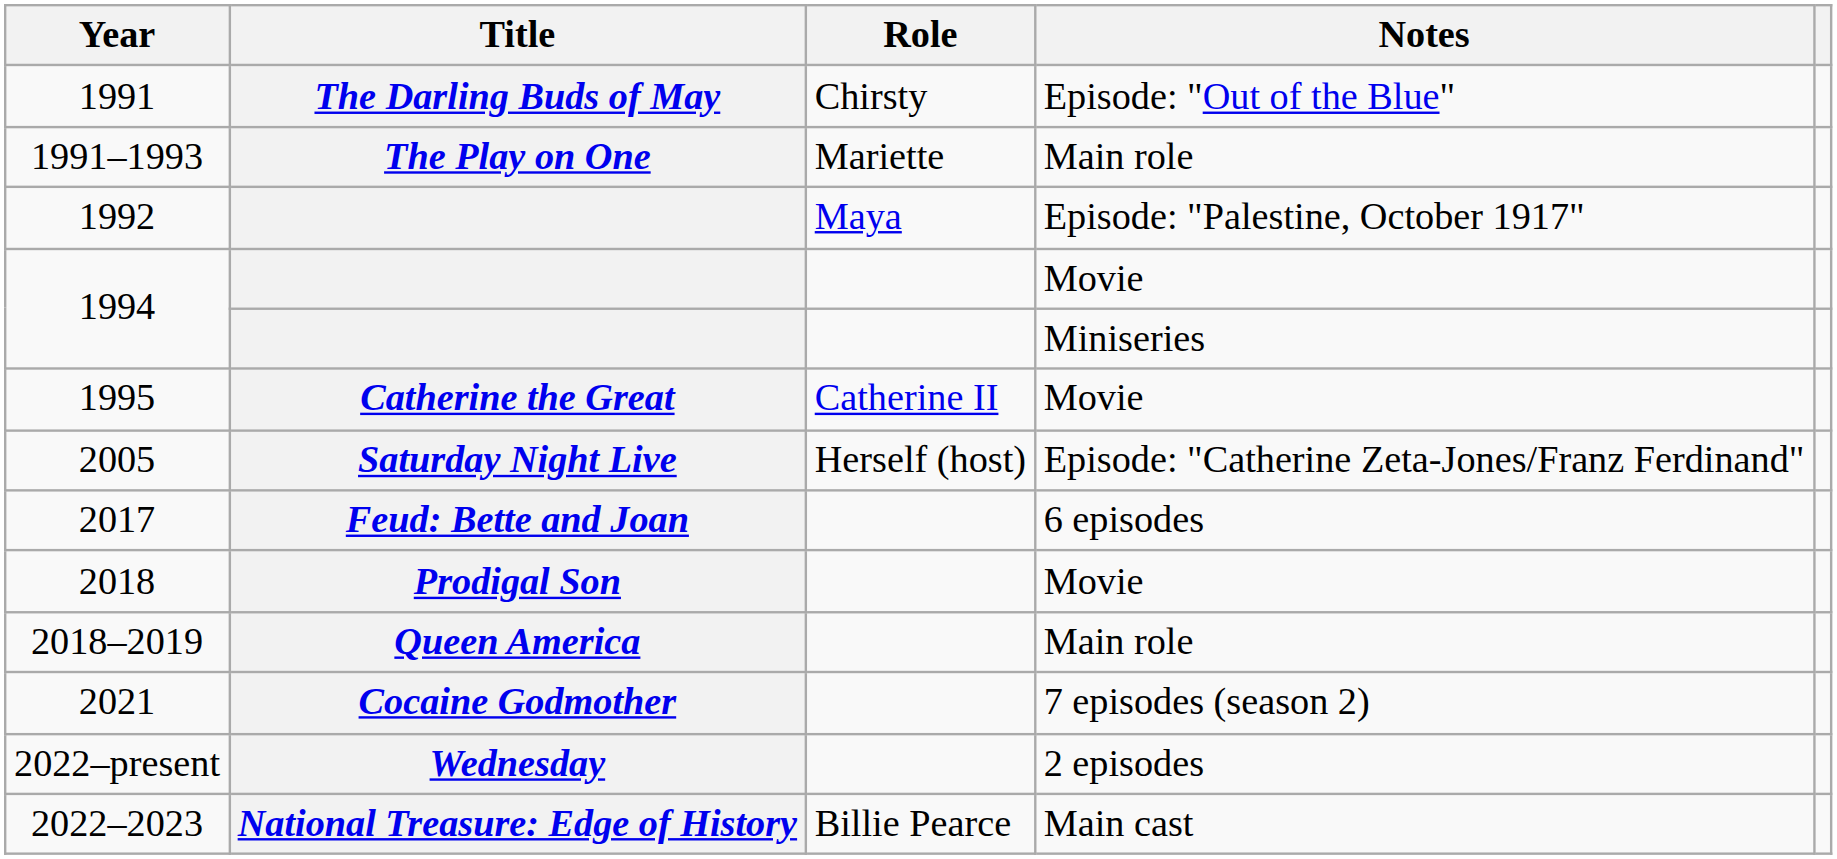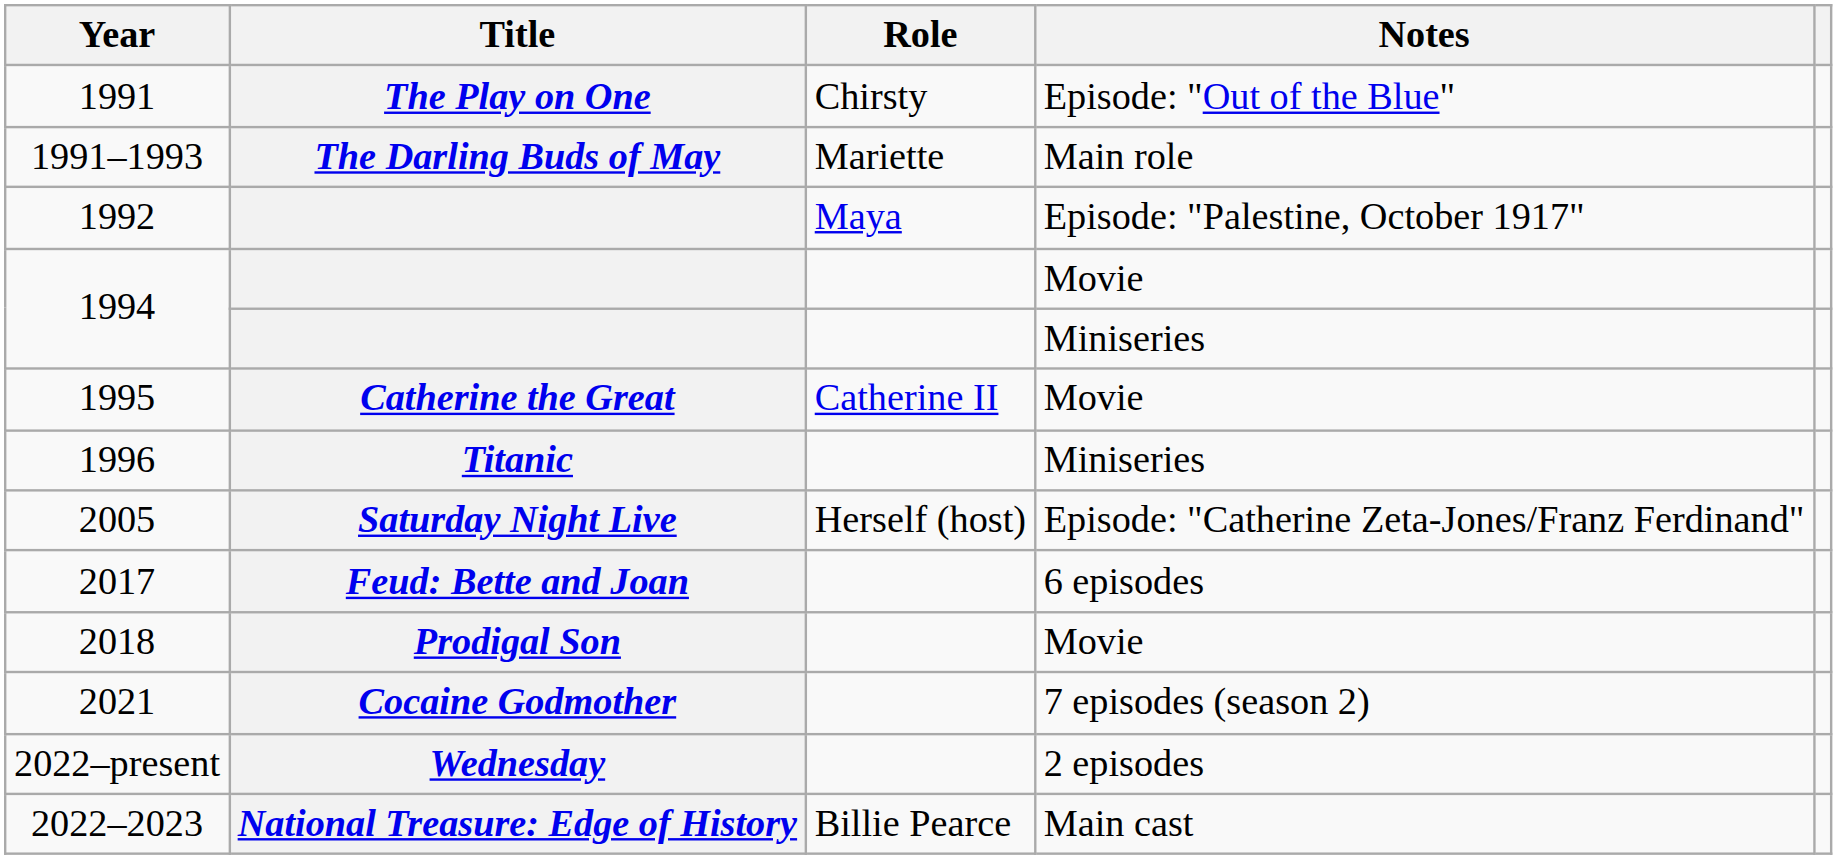(517, 95) The Darling Buds of May -> (517, 95) The Play on One
(517, 156) The Play on One -> (517, 156) The Darling Buds of May
+ row: (117, 459)
- row: (117, 641)
